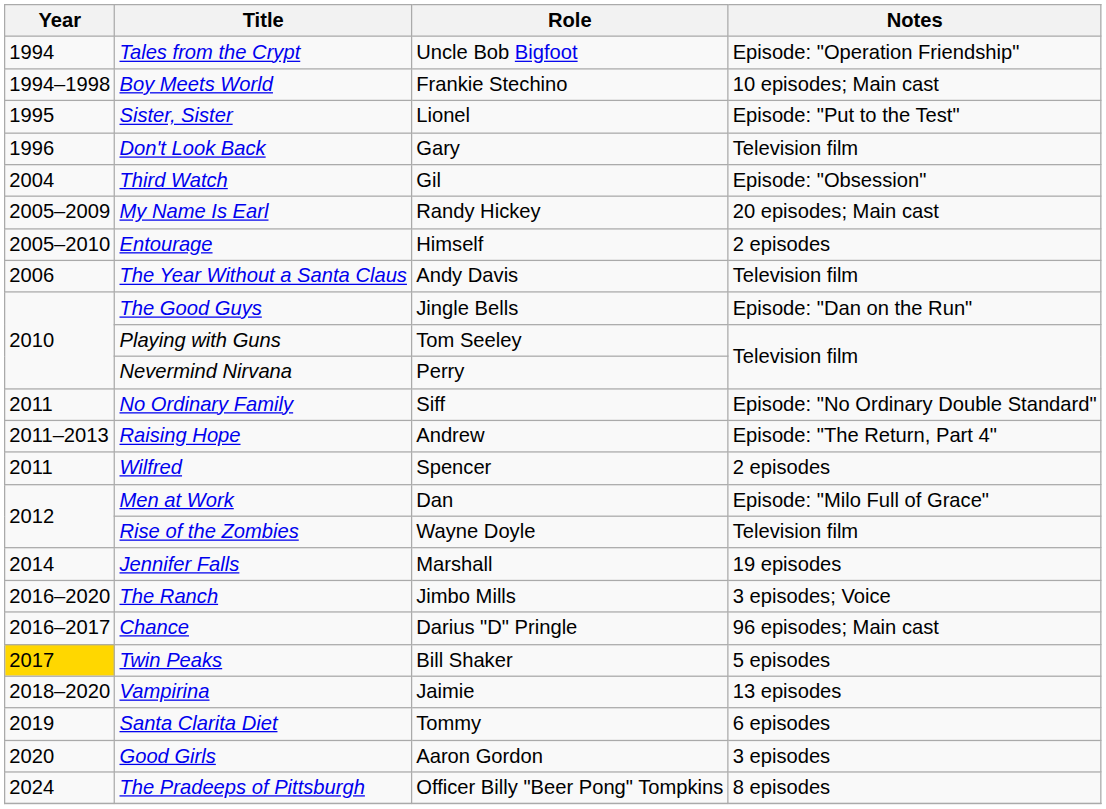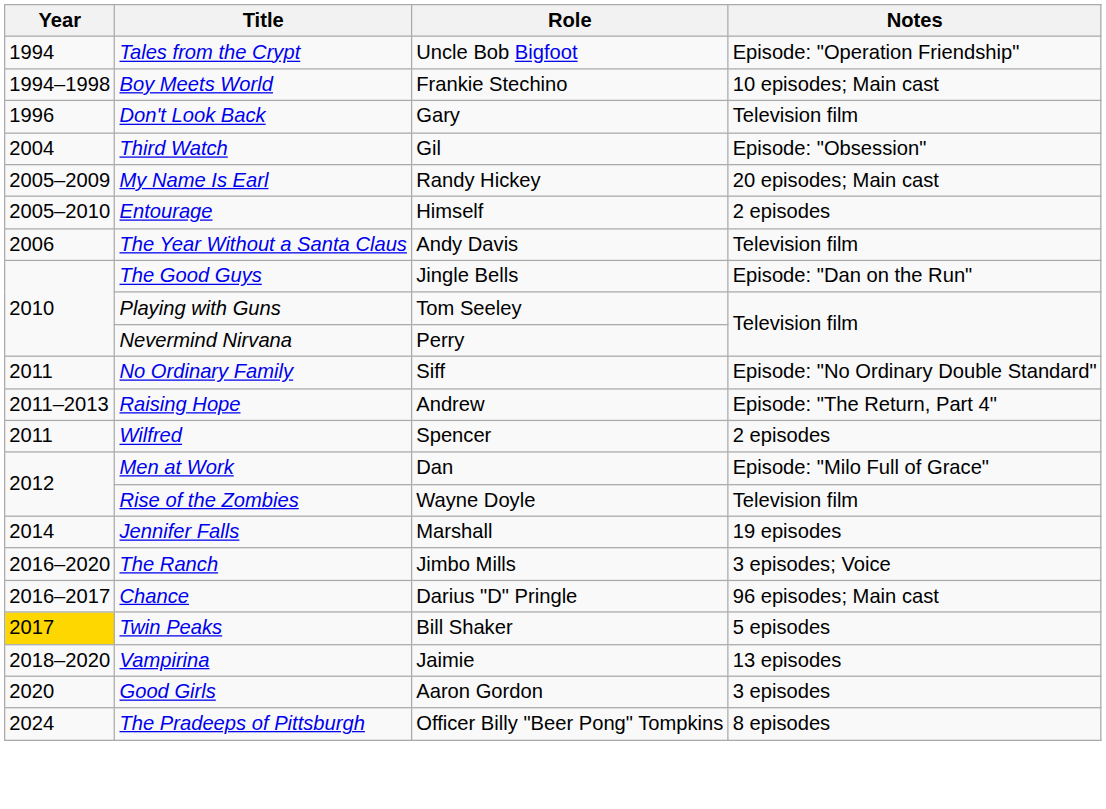- row: (176, 116)
- row: (198, 723)
